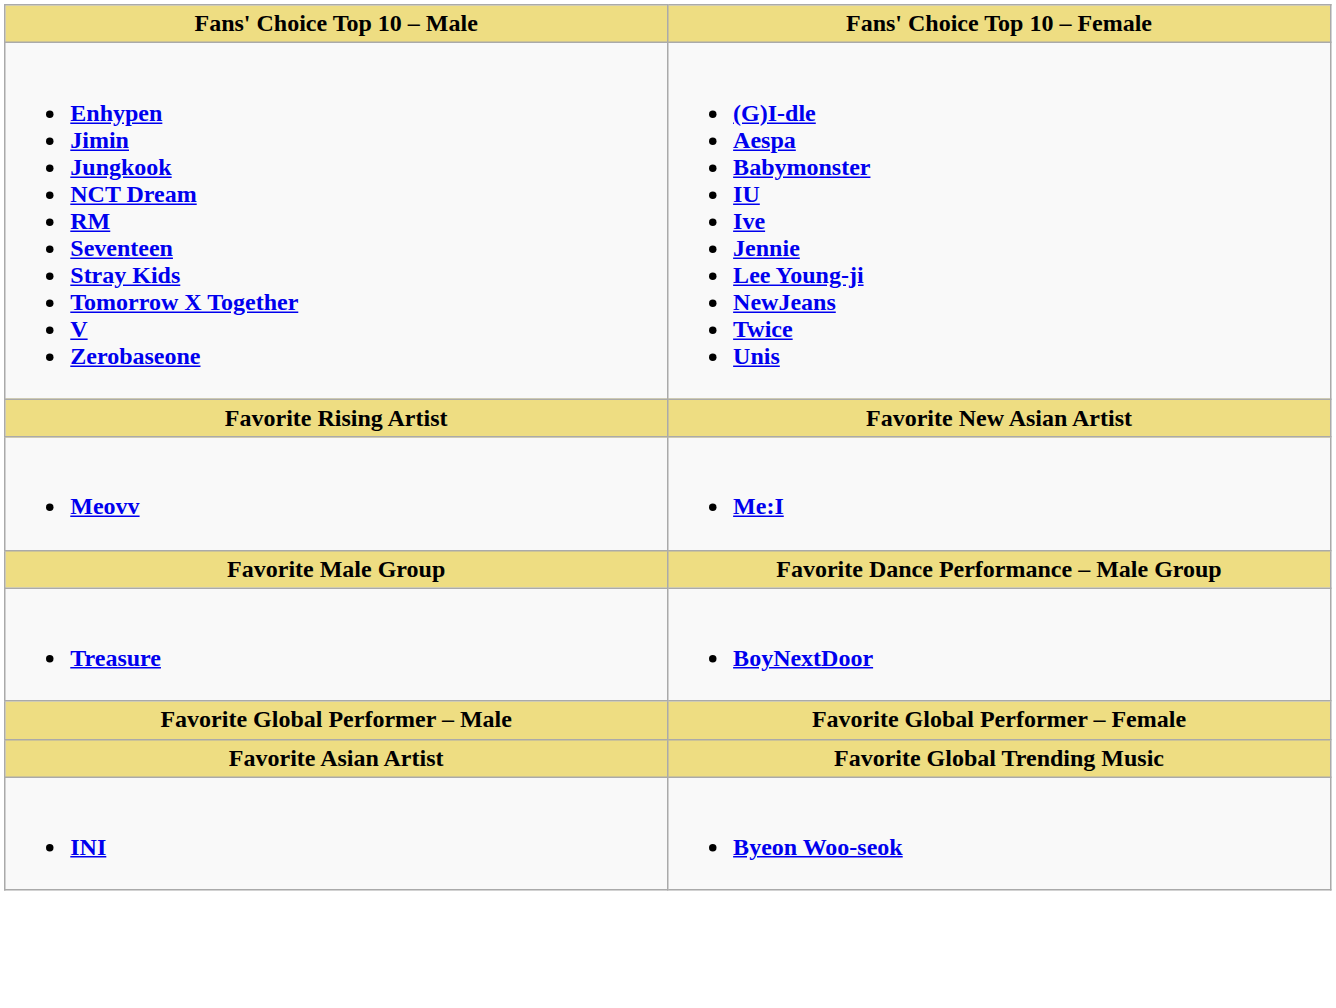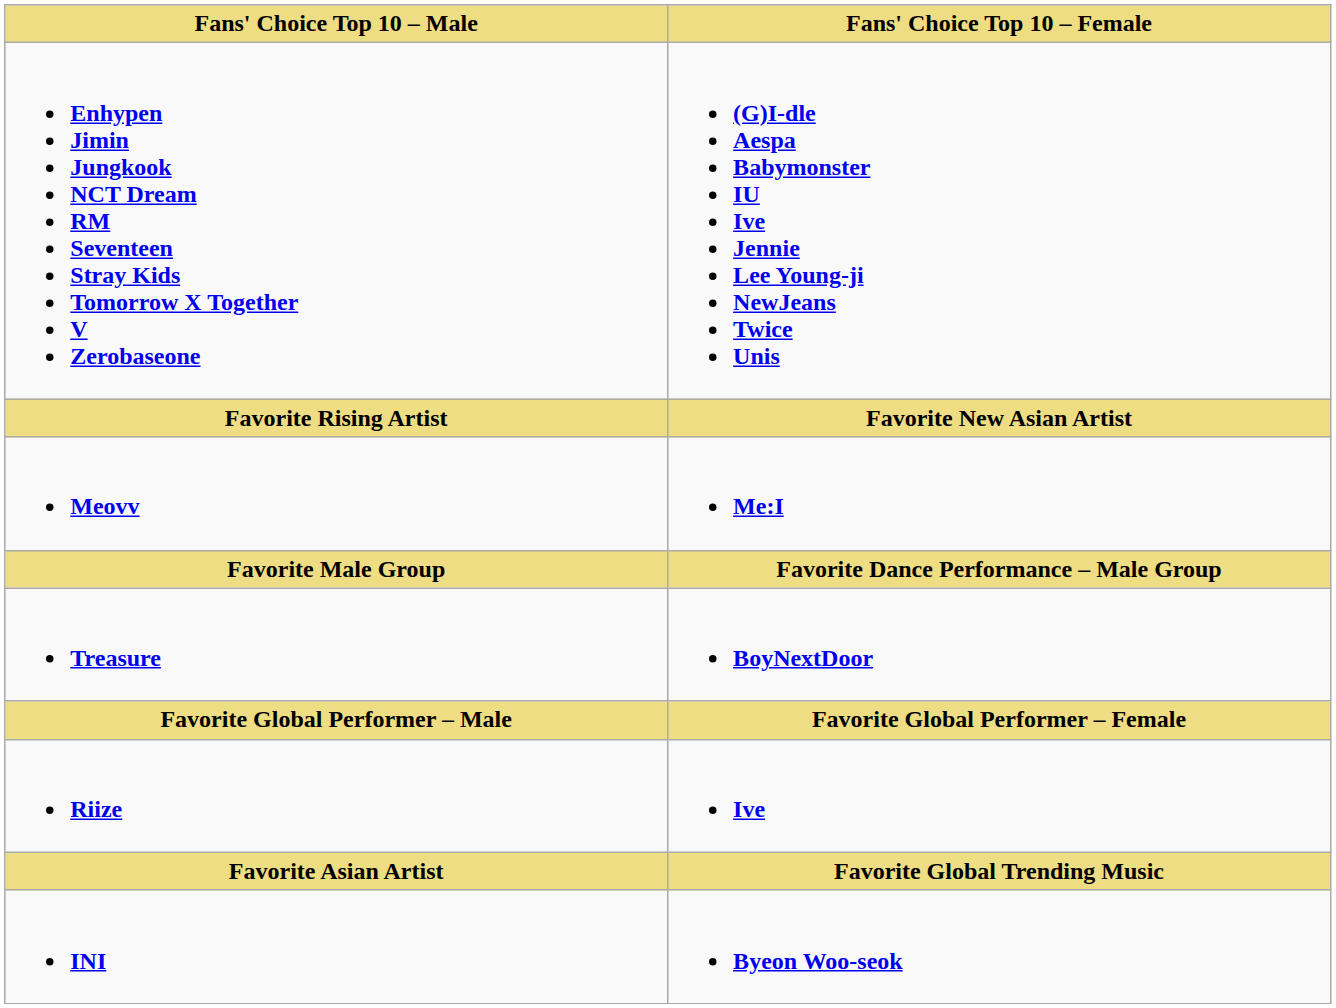+ row: (336, 809)
